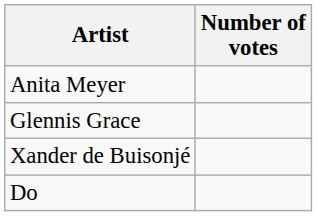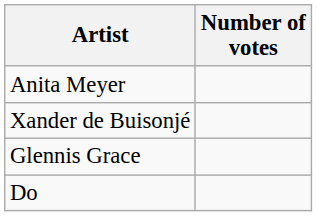rows swapped: (100, 156) <-> (75, 120)
